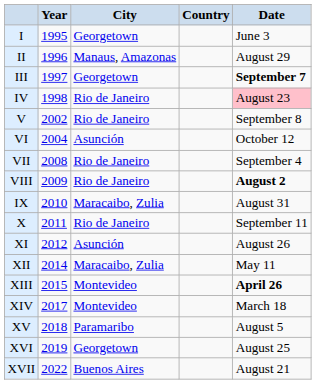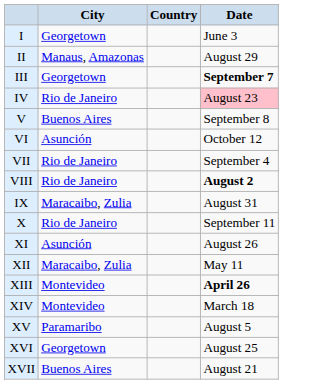- column: (54, 14)
(111, 118) Rio de Janeiro -> (76, 118) Buenos Aires
